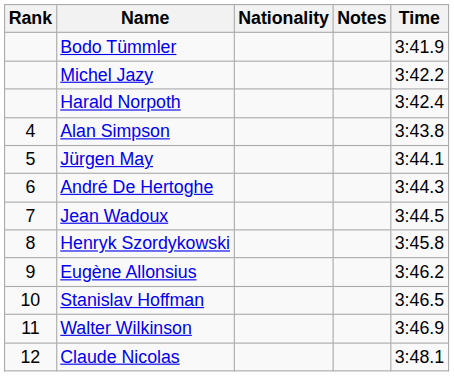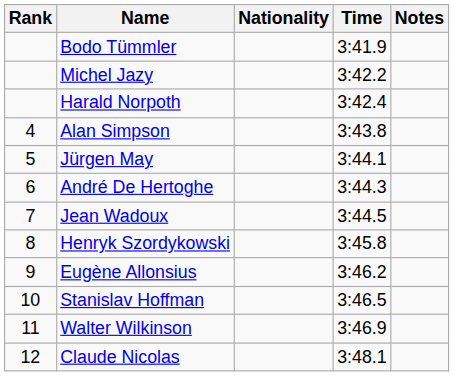columns swapped: (419, 18) <-> (362, 18)
